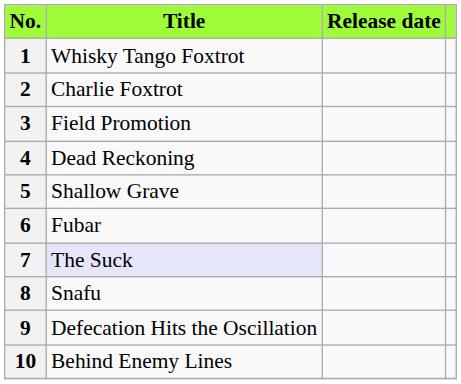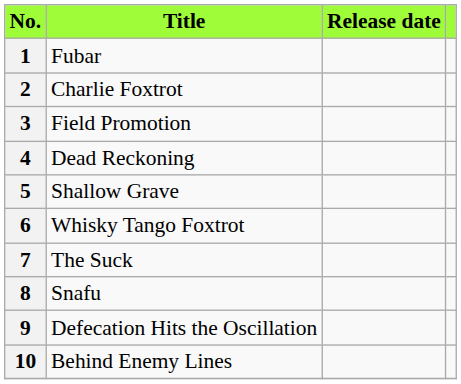(148, 55) Whisky Tango Foxtrot -> (76, 55) Fubar
(76, 225) Fubar -> (148, 225) Whisky Tango Foxtrot
(92, 259) lavender background -> (92, 259) no background
